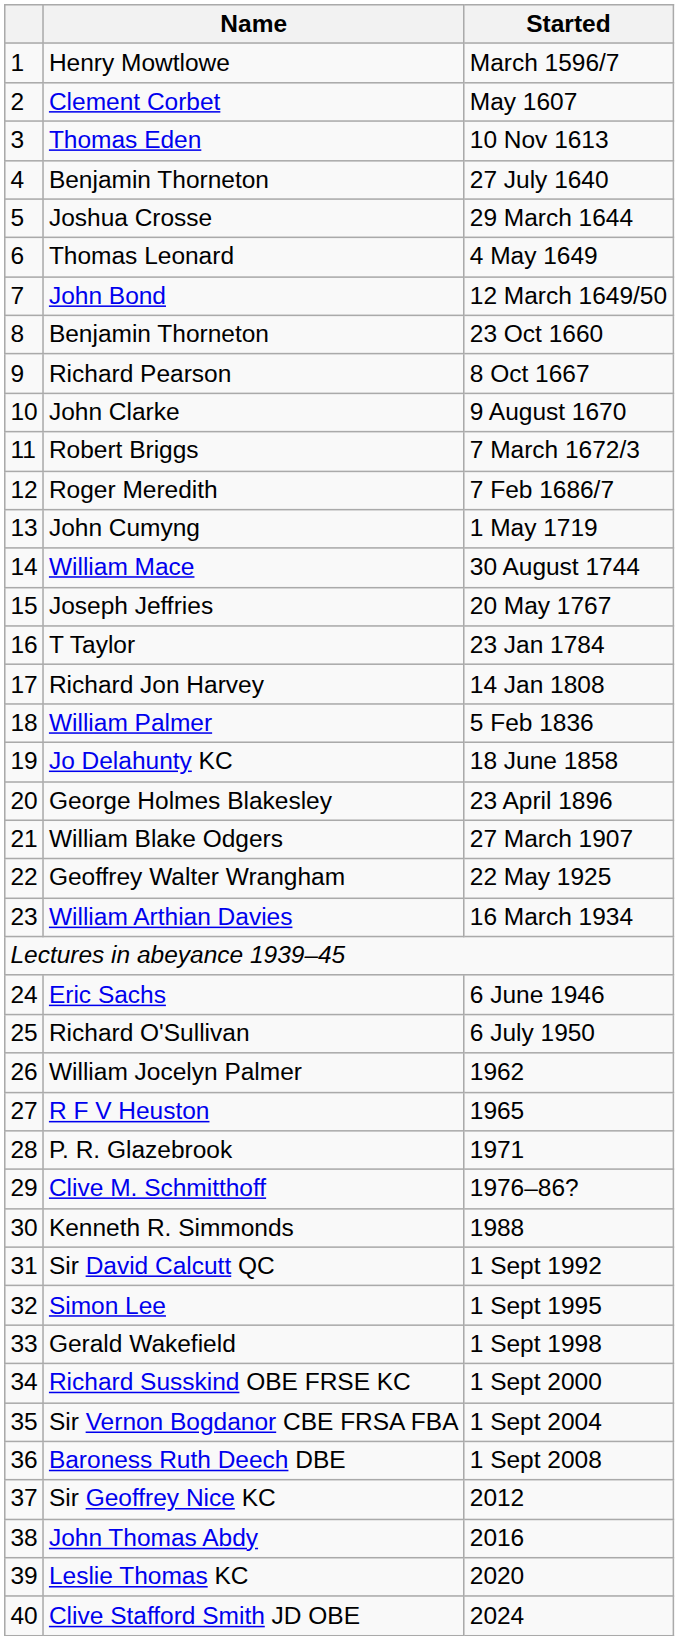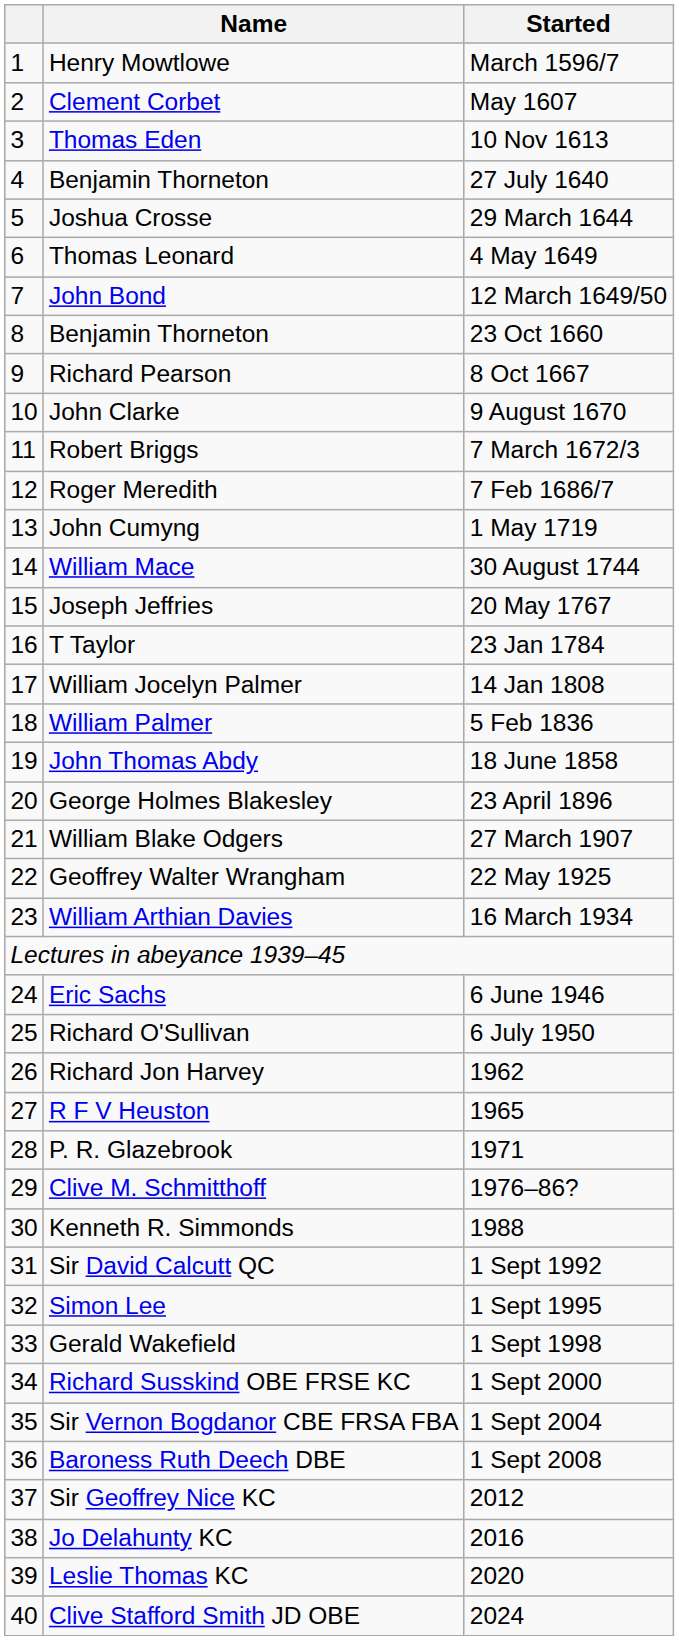(156, 683) Richard Jon Harvey -> (175, 683) William Jocelyn Palmer
(141, 761) Jo Delahunty KC -> (153, 761) John Thomas Abdy
(175, 1072) William Jocelyn Palmer -> (156, 1072) Richard Jon Harvey
(153, 1538) John Thomas Abdy -> (141, 1538) Jo Delahunty KC
